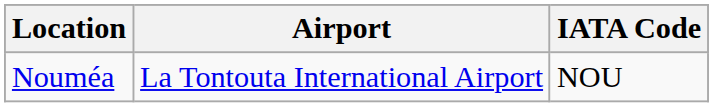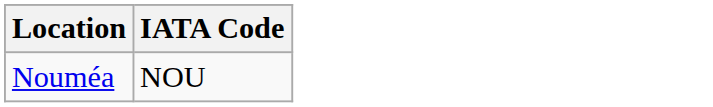- column: (342, 28)
